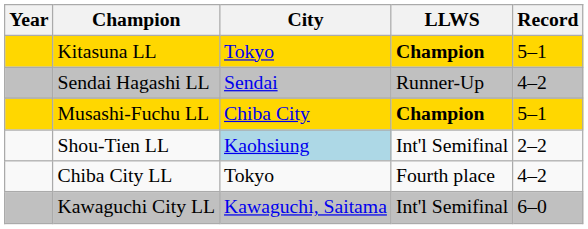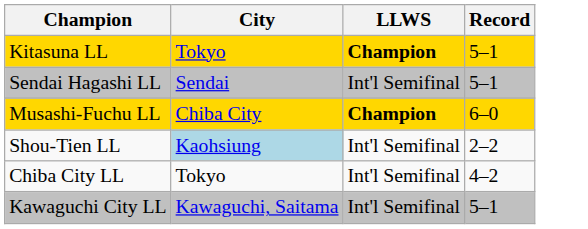- column: (29, 20)
(440, 82) Runner-Up -> (404, 82) Int'l Semifinal
(532, 82) 4–2 -> (484, 82) 5–1
(532, 113) 5–1 -> (484, 113) 6–0
(445, 176) Fourth place -> (404, 176) Int'l Semifinal
(532, 207) 6–0 -> (484, 207) 5–1
